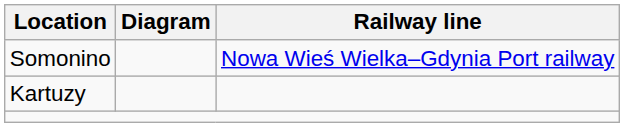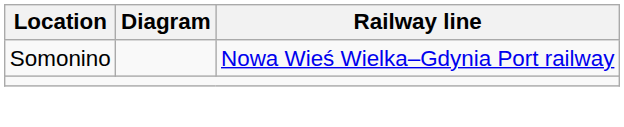- row: (48, 93)
